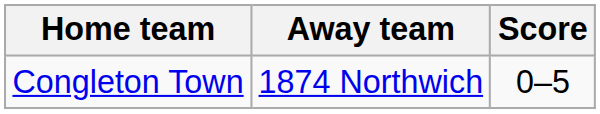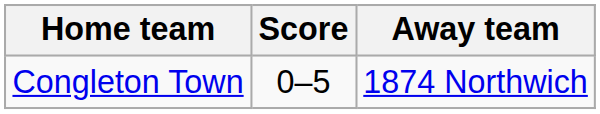columns swapped: (543, 30) <-> (371, 30)
